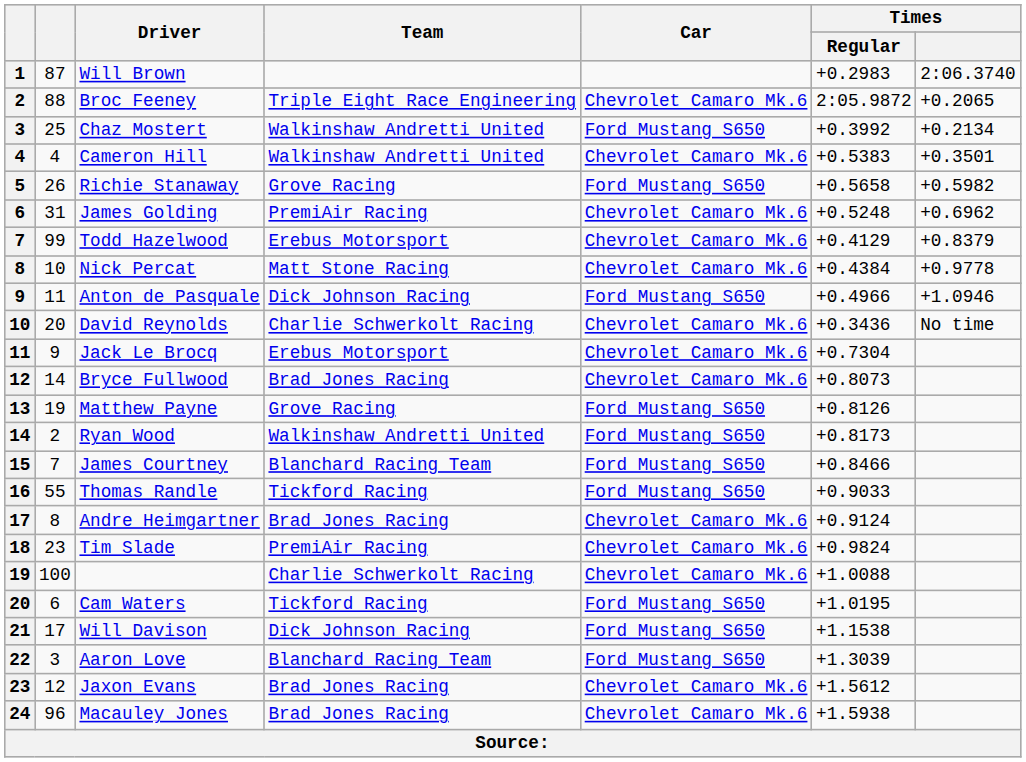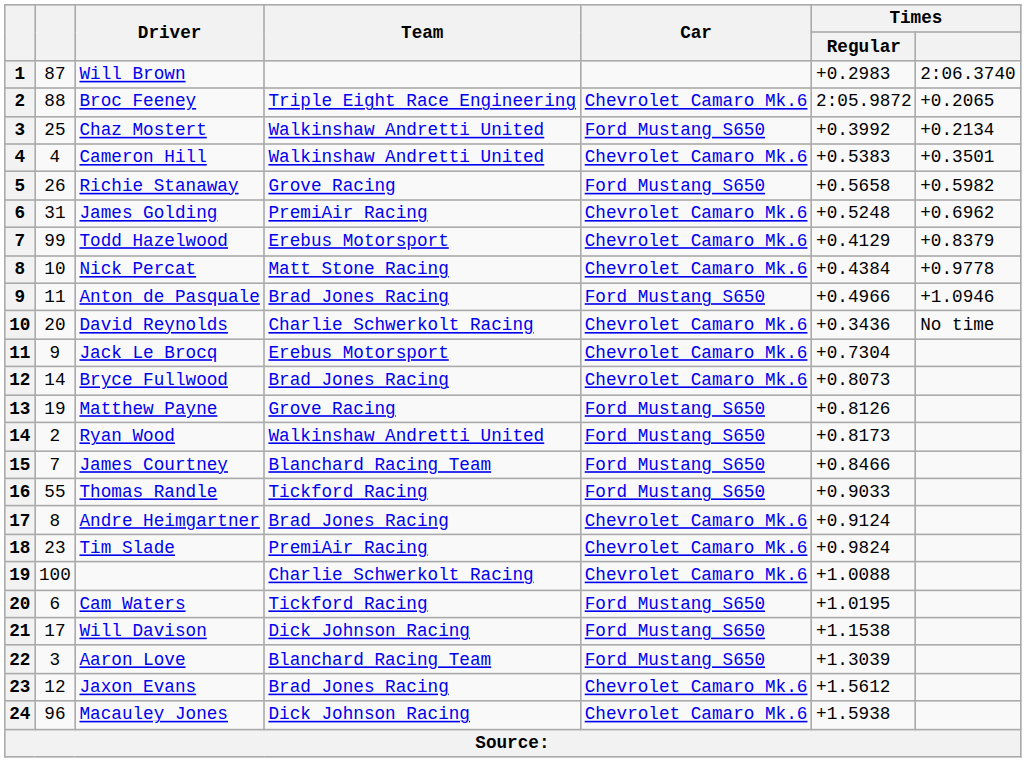(369, 297) Dick Johnson Racing -> (359, 297) Brad Jones Racing
(359, 715) Brad Jones Racing -> (369, 715) Dick Johnson Racing
